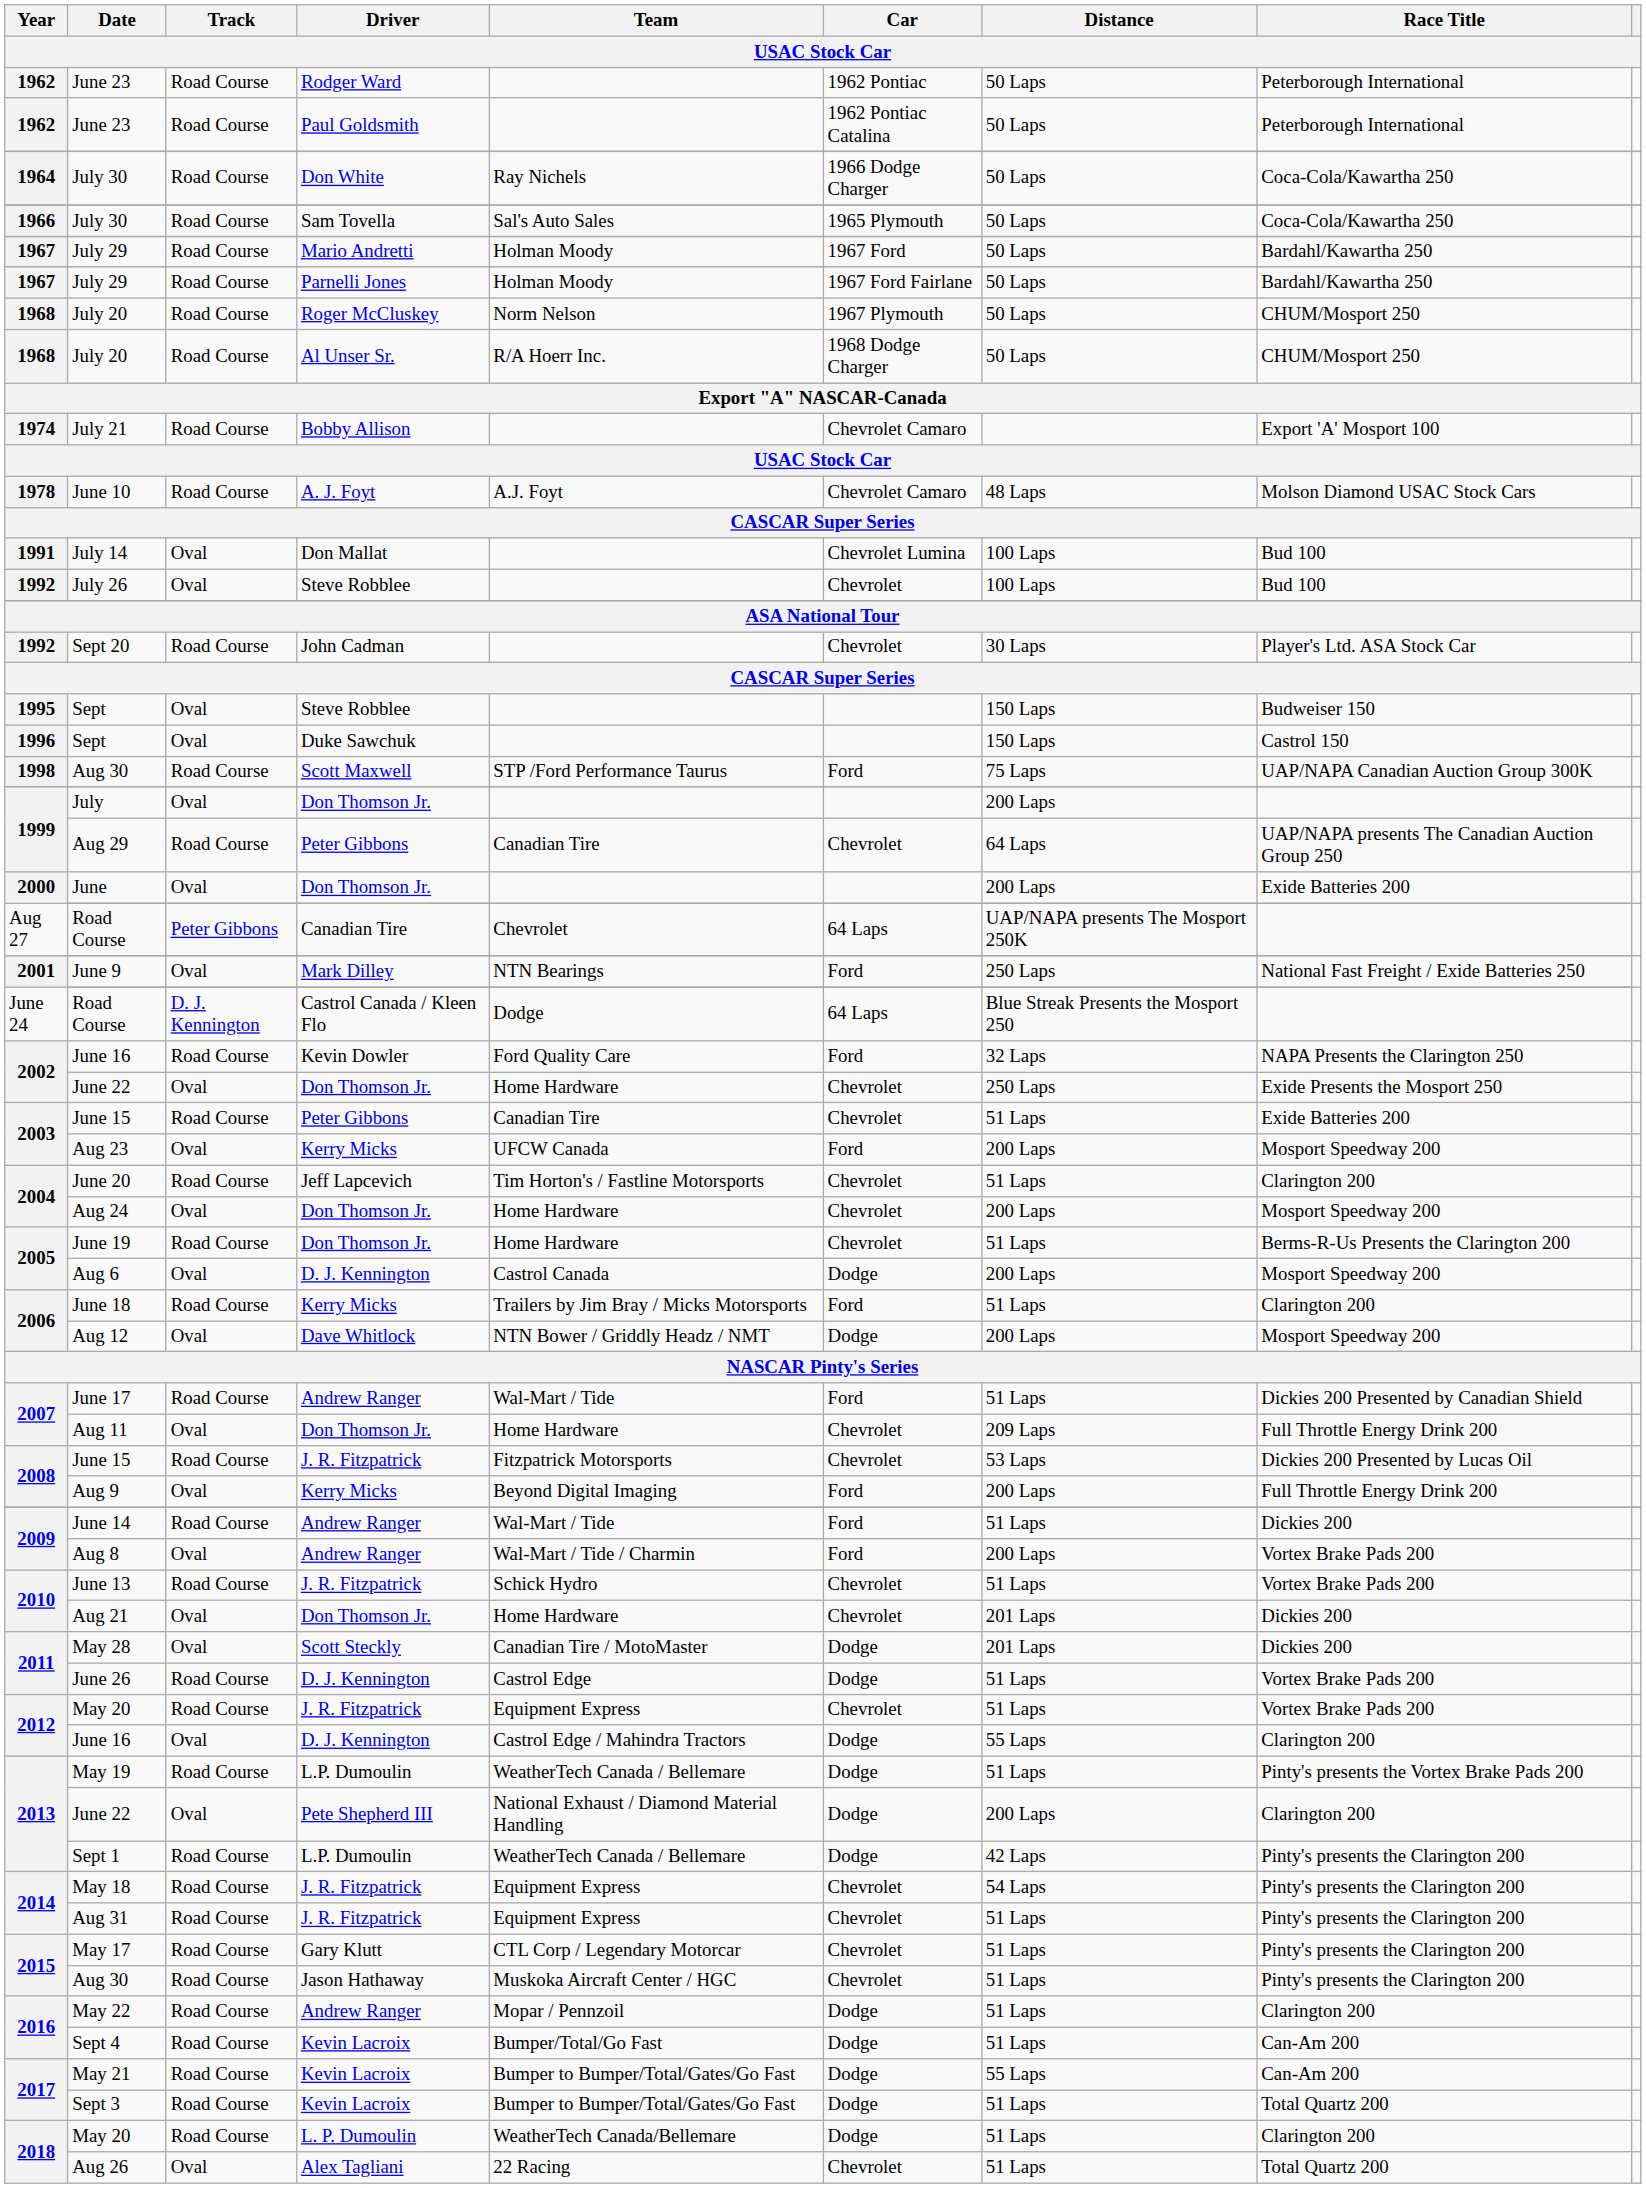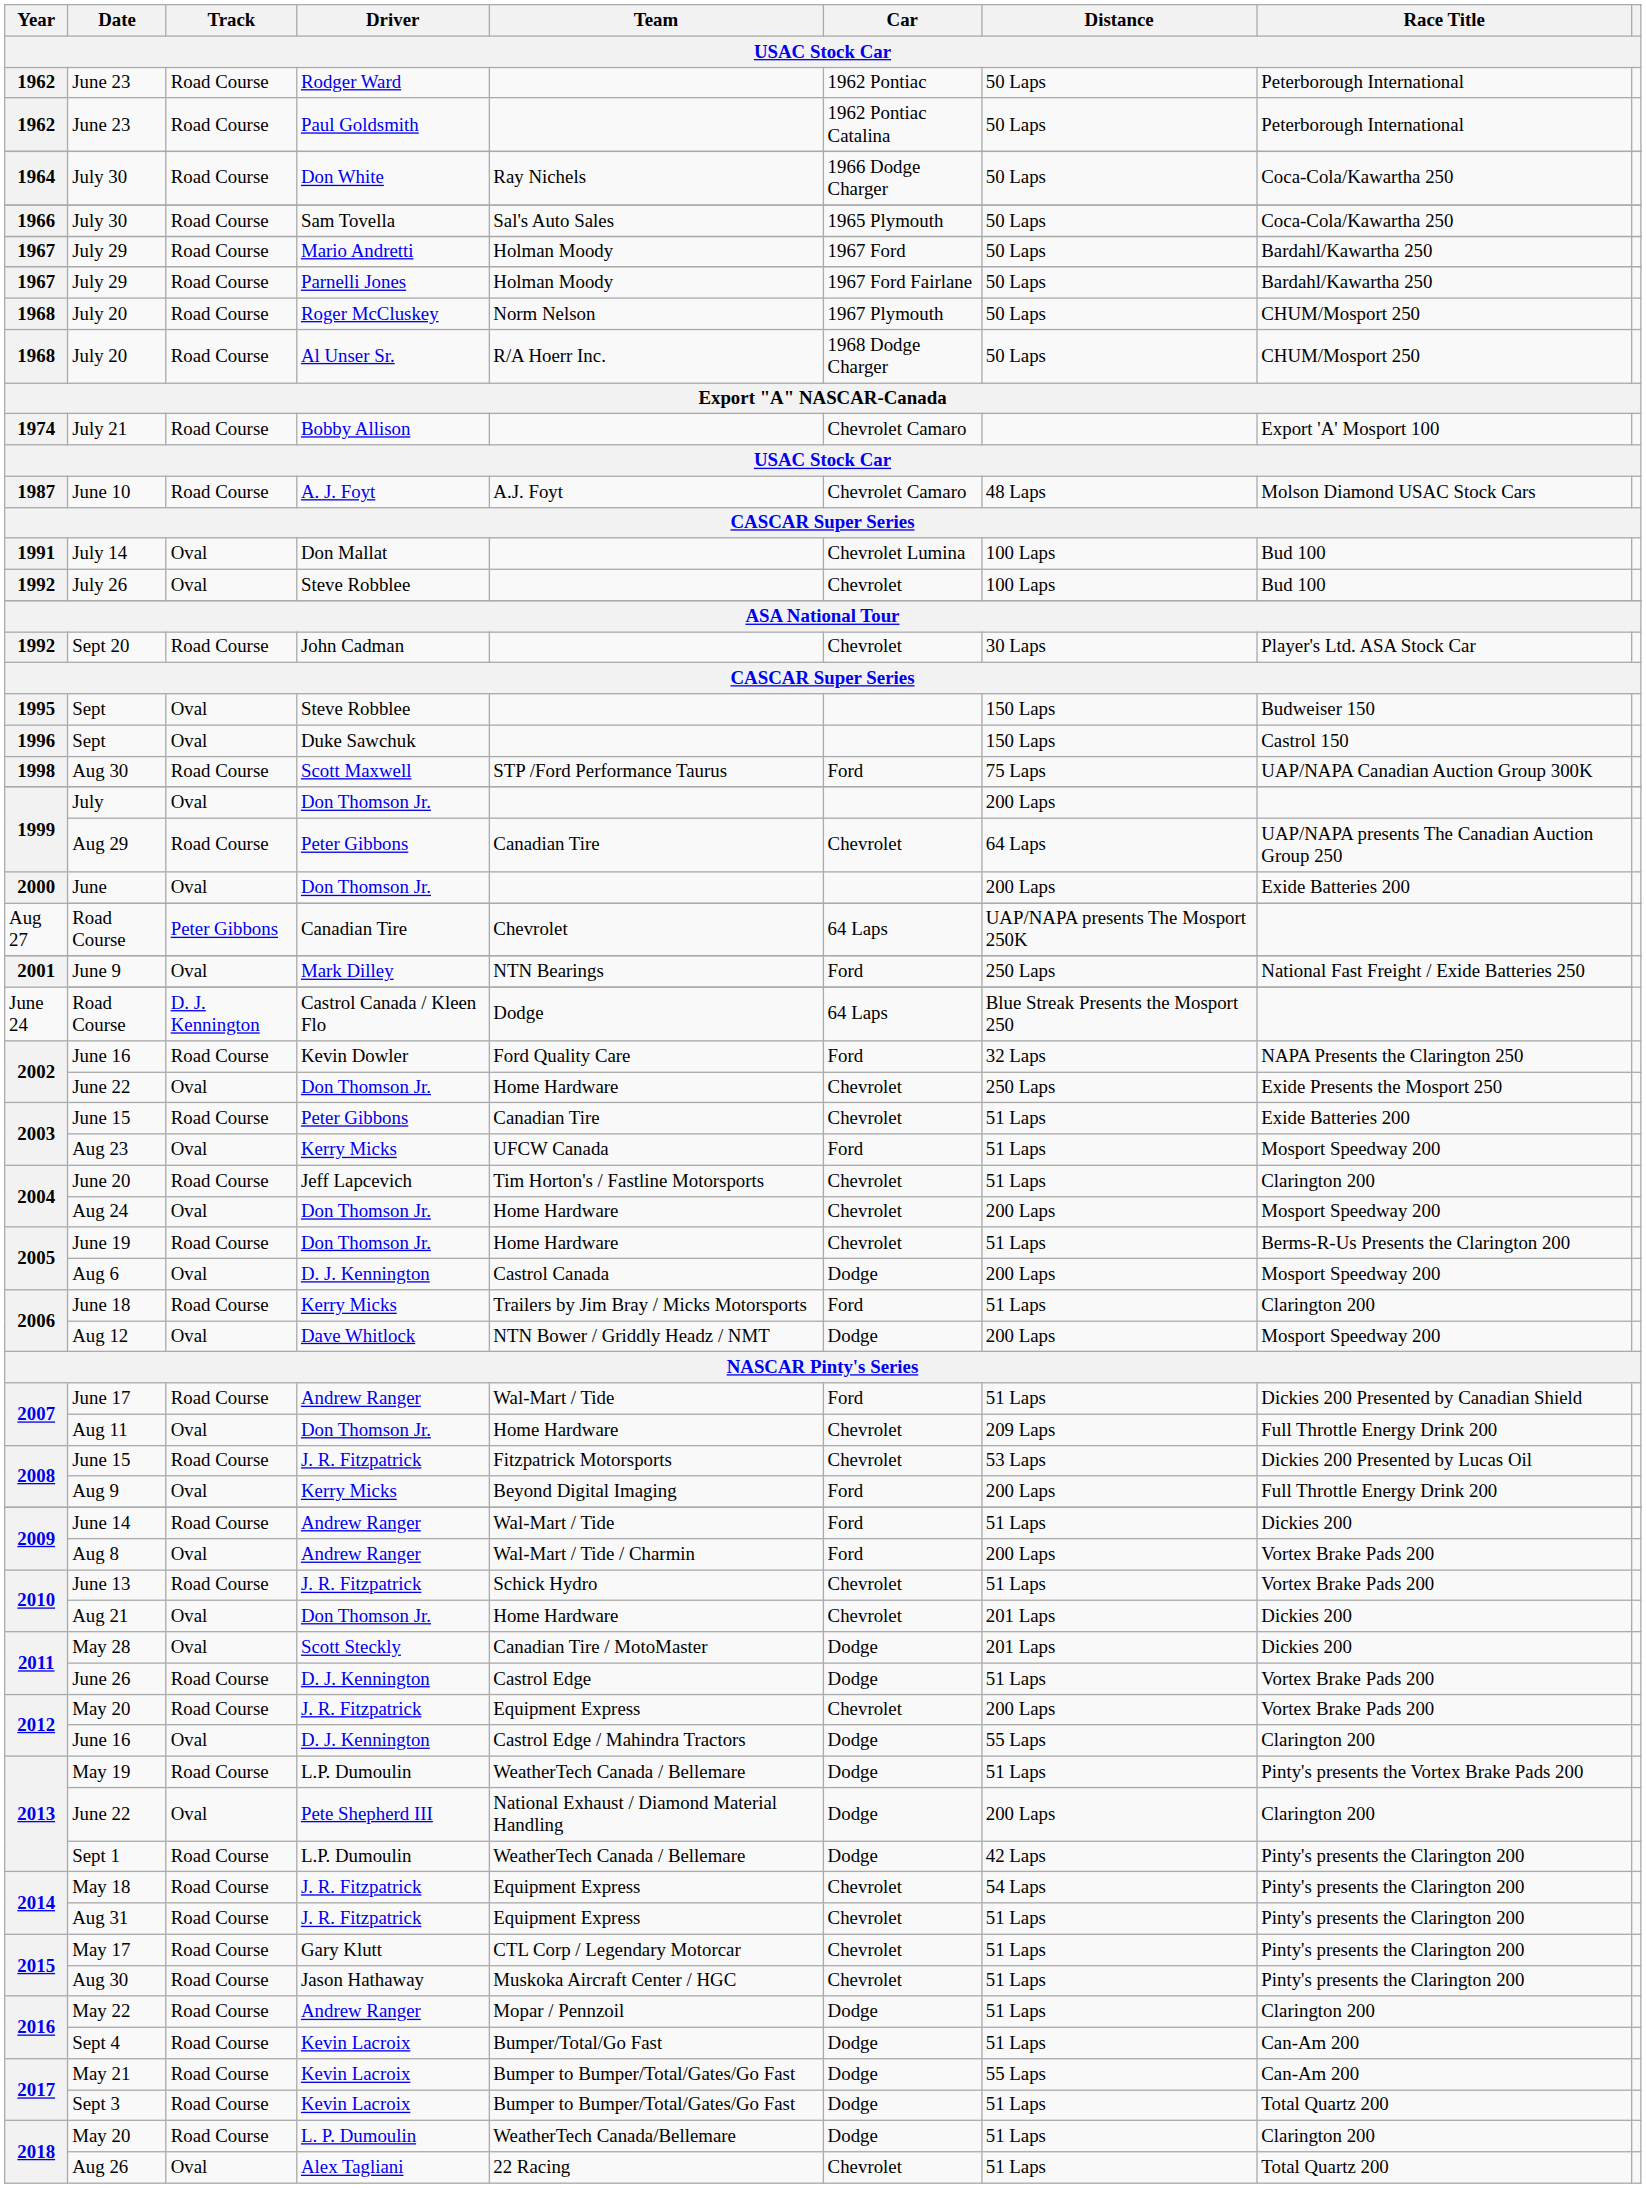(36, 491) 1978 -> (36, 491) 1987
(1021, 1149) 200 Laps -> (1016, 1149) 51 Laps
(1016, 1709) 51 Laps -> (1021, 1709) 200 Laps
